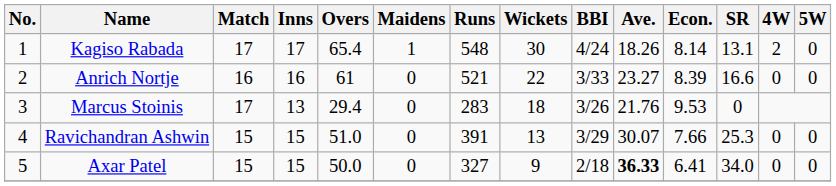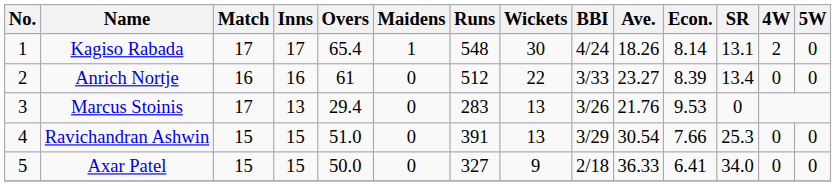(475, 78) 521 -> (475, 78) 512
(738, 78) 16.6 -> (738, 78) 13.4
(536, 107) 18 -> (536, 107) 13
(638, 136) 30.07 -> (638, 136) 30.54
(638, 166) bold -> (638, 166) normal
